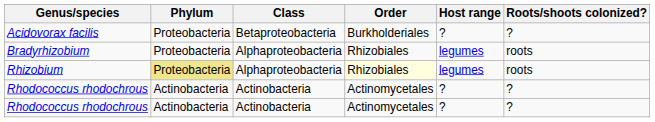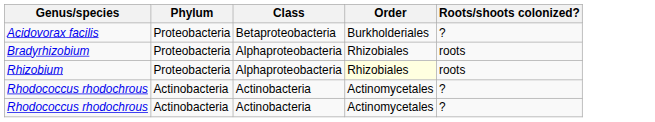- column: (470, 13)
(192, 70) khaki background -> (192, 70) no background
